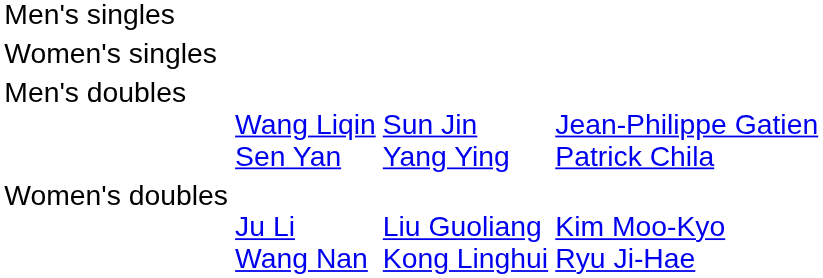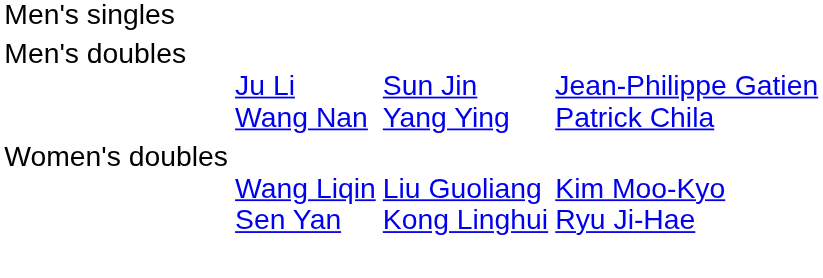- row: (111, 53)
(305, 140) Wang Liqin Sen Yan -> (301, 101) Ju Li Wang Nan
(301, 243) Ju Li Wang Nan -> (305, 204) Wang Liqin Sen Yan
